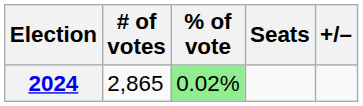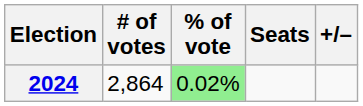(135, 82) 2,865 -> (135, 82) 2,864
